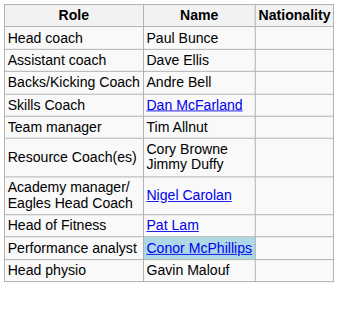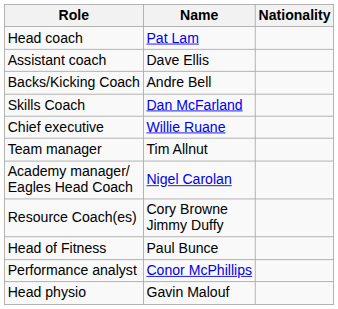(182, 37) Paul Bunce -> (173, 37) Pat Lam
+ row: (56, 127)
rows swapped: (70, 195) <-> (72, 157)
(173, 225) Pat Lam -> (182, 248) Paul Bunce
(199, 248) lightblue background -> (199, 270) no background
